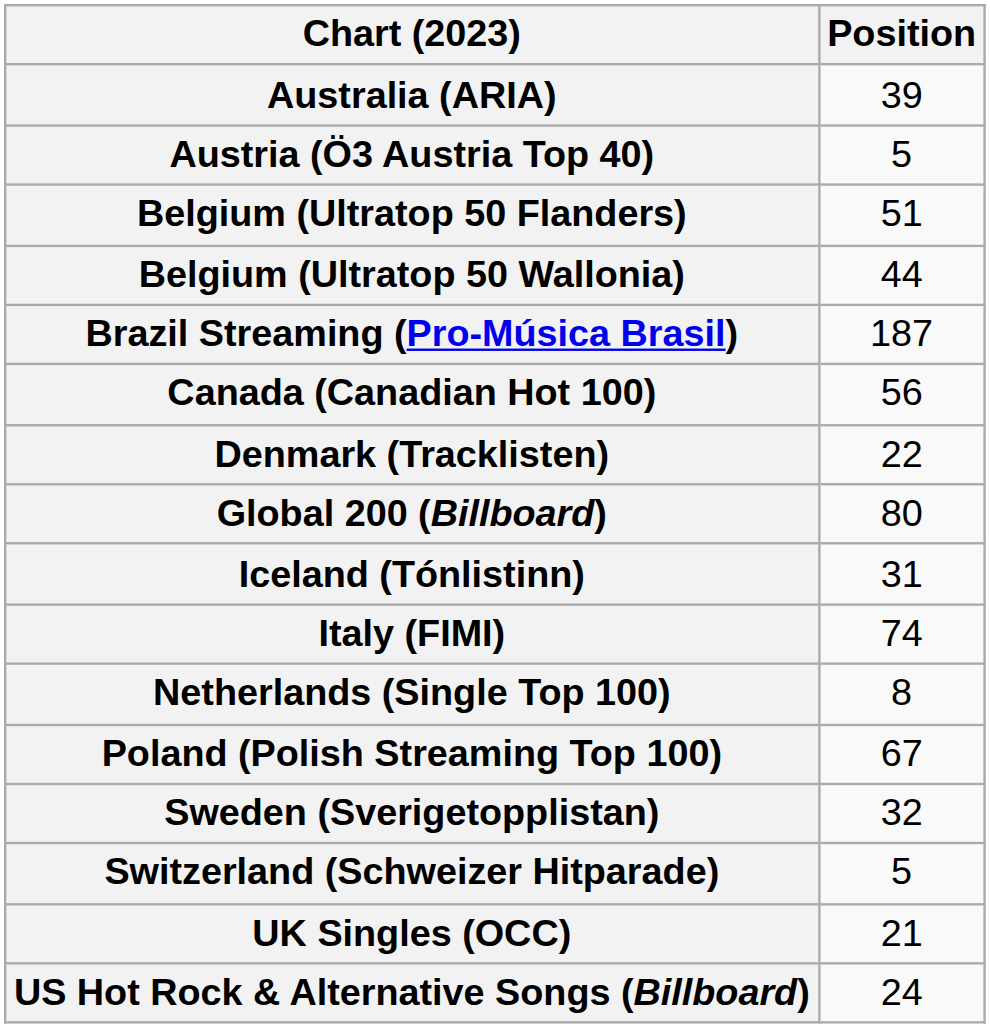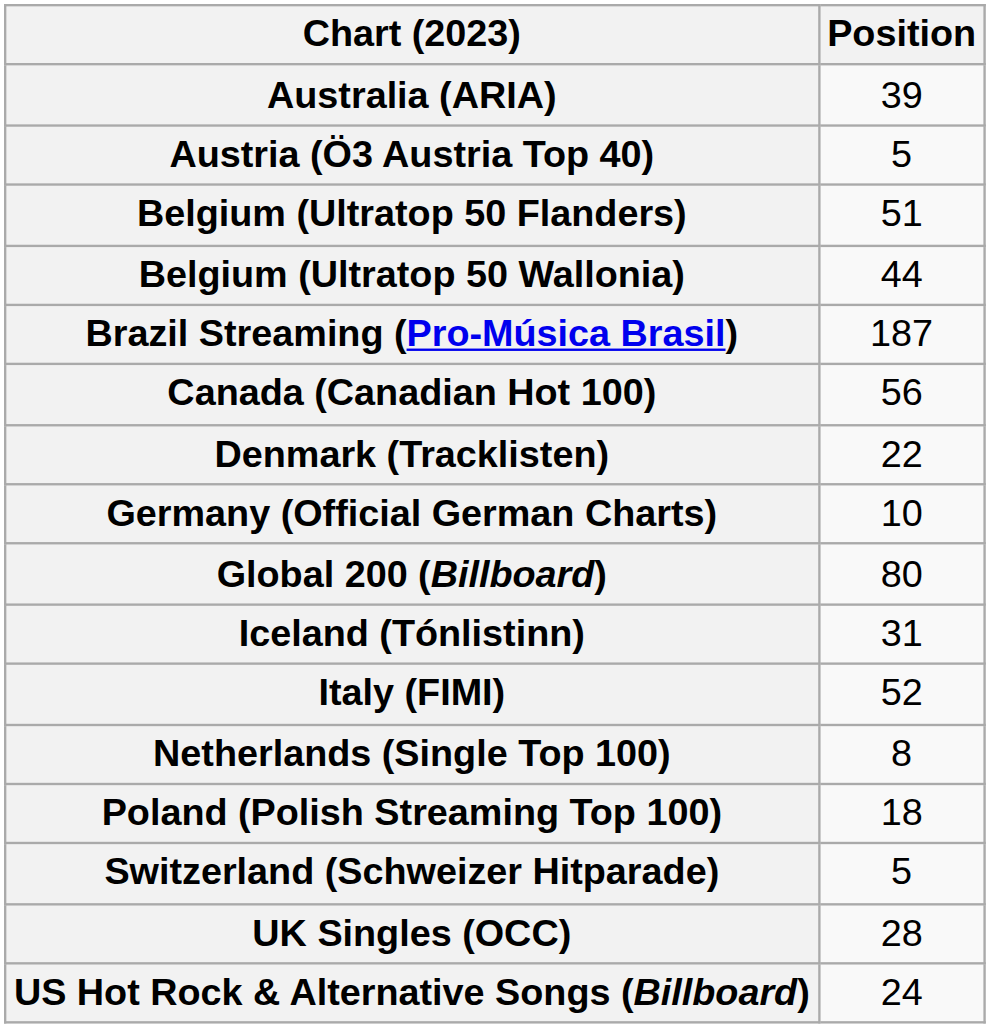+ row: (412, 513)
(902, 633) 74 -> (902, 693) 52
(902, 753) 67 -> (902, 812) 18
- row: (412, 812)
(902, 932) 21 -> (902, 932) 28
